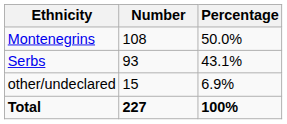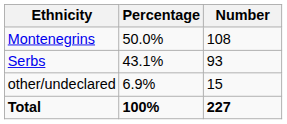columns swapped: (158, 15) <-> (240, 15)
